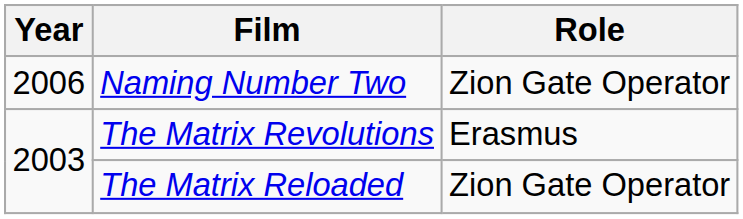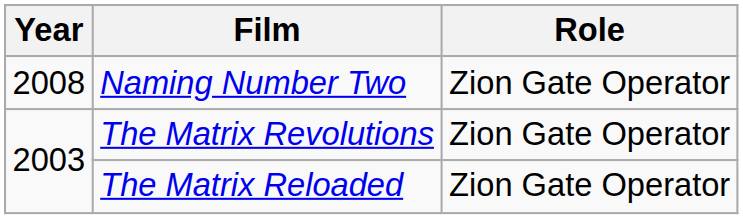(49, 82) 2006 -> (49, 82) 2008
(513, 133) Erasmus -> (590, 133) Zion Gate Operator
